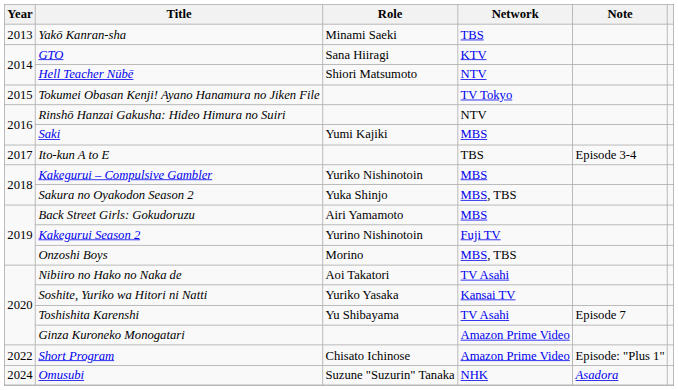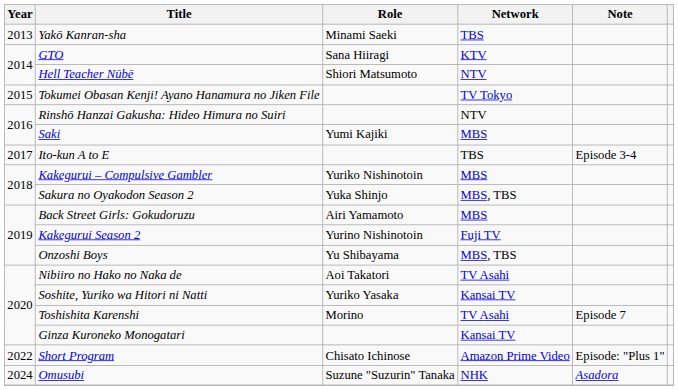(344, 255) Morino -> (362, 255) Yu Shibayama
(362, 315) Yu Shibayama -> (344, 315) Morino
(515, 335) Amazon Prime Video -> (488, 335) Kansai TV
